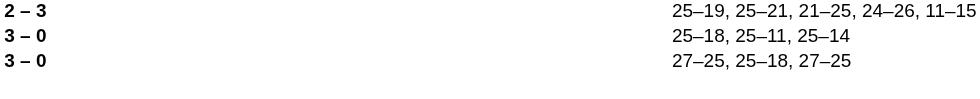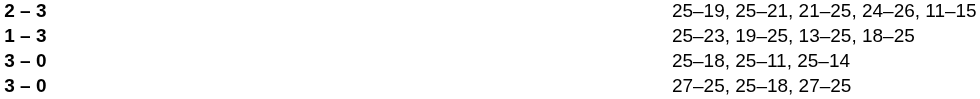+ row: (793, 35)
